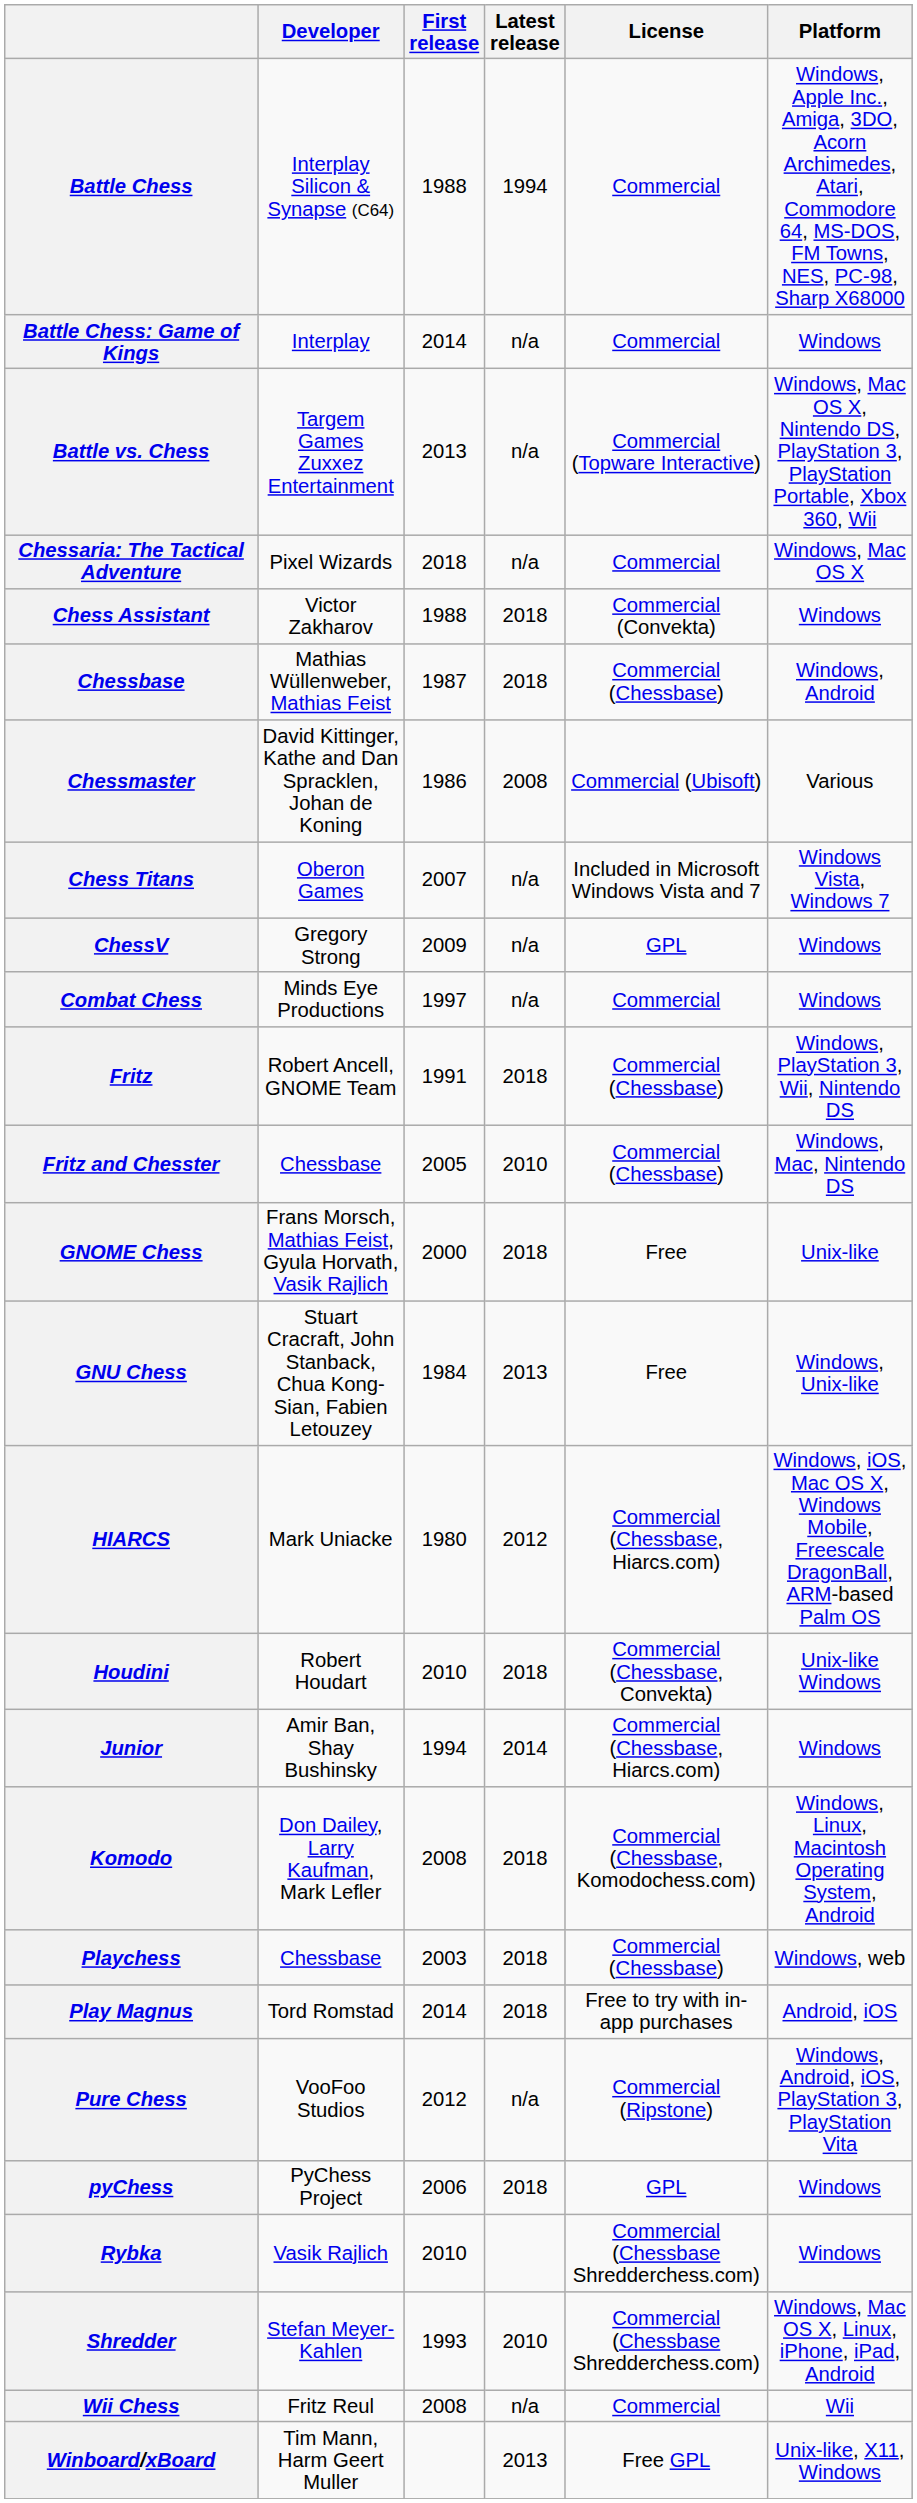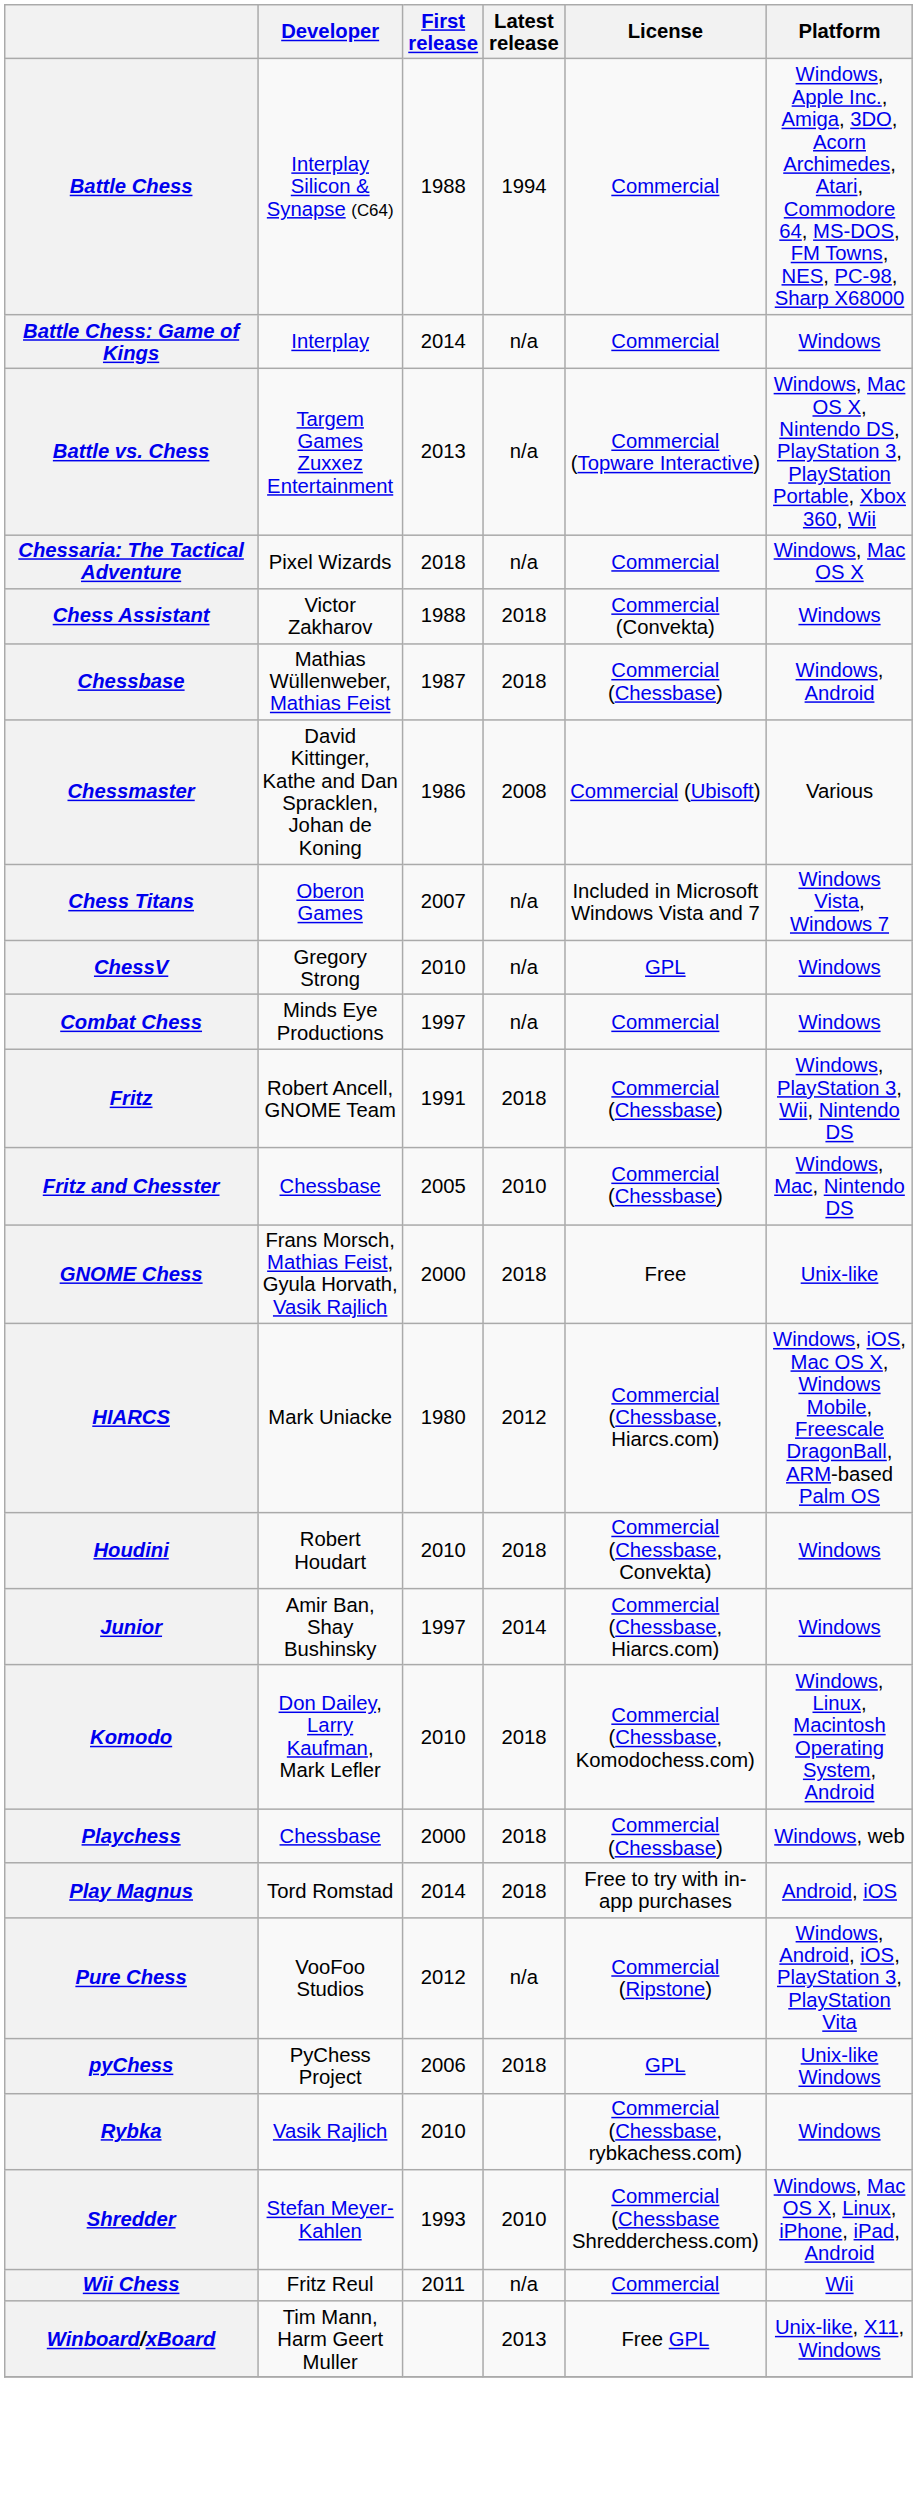(444, 945) 2009 -> (443, 967) 2010
- row: (131, 1373)
(840, 1671) Unix-like Windows -> (840, 1550) Windows
(444, 1748) 1994 -> (443, 1627) 1997
(444, 1858) 2008 -> (443, 1737) 2010
(444, 1957) 2003 -> (443, 1836) 2000
(840, 2187) Windows -> (840, 2066) Unix-like Windows
(666, 2252) Commercial (Chessbase Shredderchess.com) -> (665, 2131) Commercial (Chessbase, rybkachess.com)
(444, 2406) 2008 -> (443, 2284) 2011
